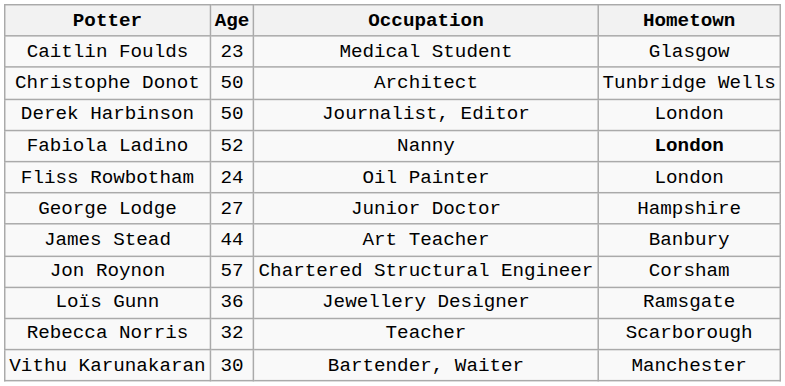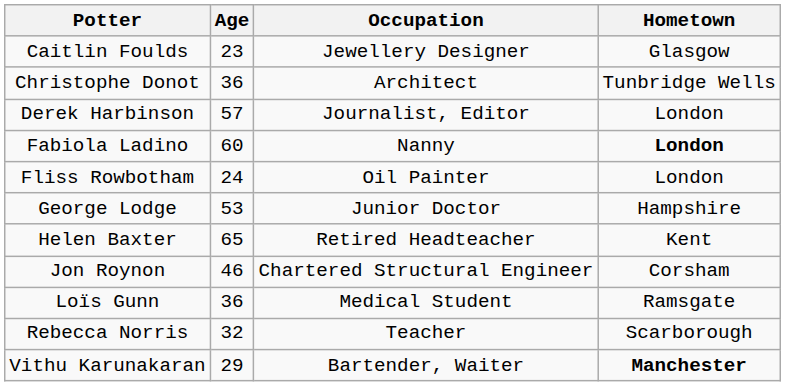(426, 52) Medical Student -> (426, 52) Jewellery Designer
(232, 83) 50 -> (232, 83) 36
(232, 114) 50 -> (232, 114) 57
(232, 146) 52 -> (232, 146) 60
(232, 209) 27 -> (232, 209) 53
+ row: (107, 240)
- row: (107, 240)
(232, 271) 57 -> (232, 271) 46
(426, 303) Jewellery Designer -> (426, 303) Medical Student
(232, 365) 30 -> (232, 365) 29
(689, 365) normal -> (689, 365) bold
